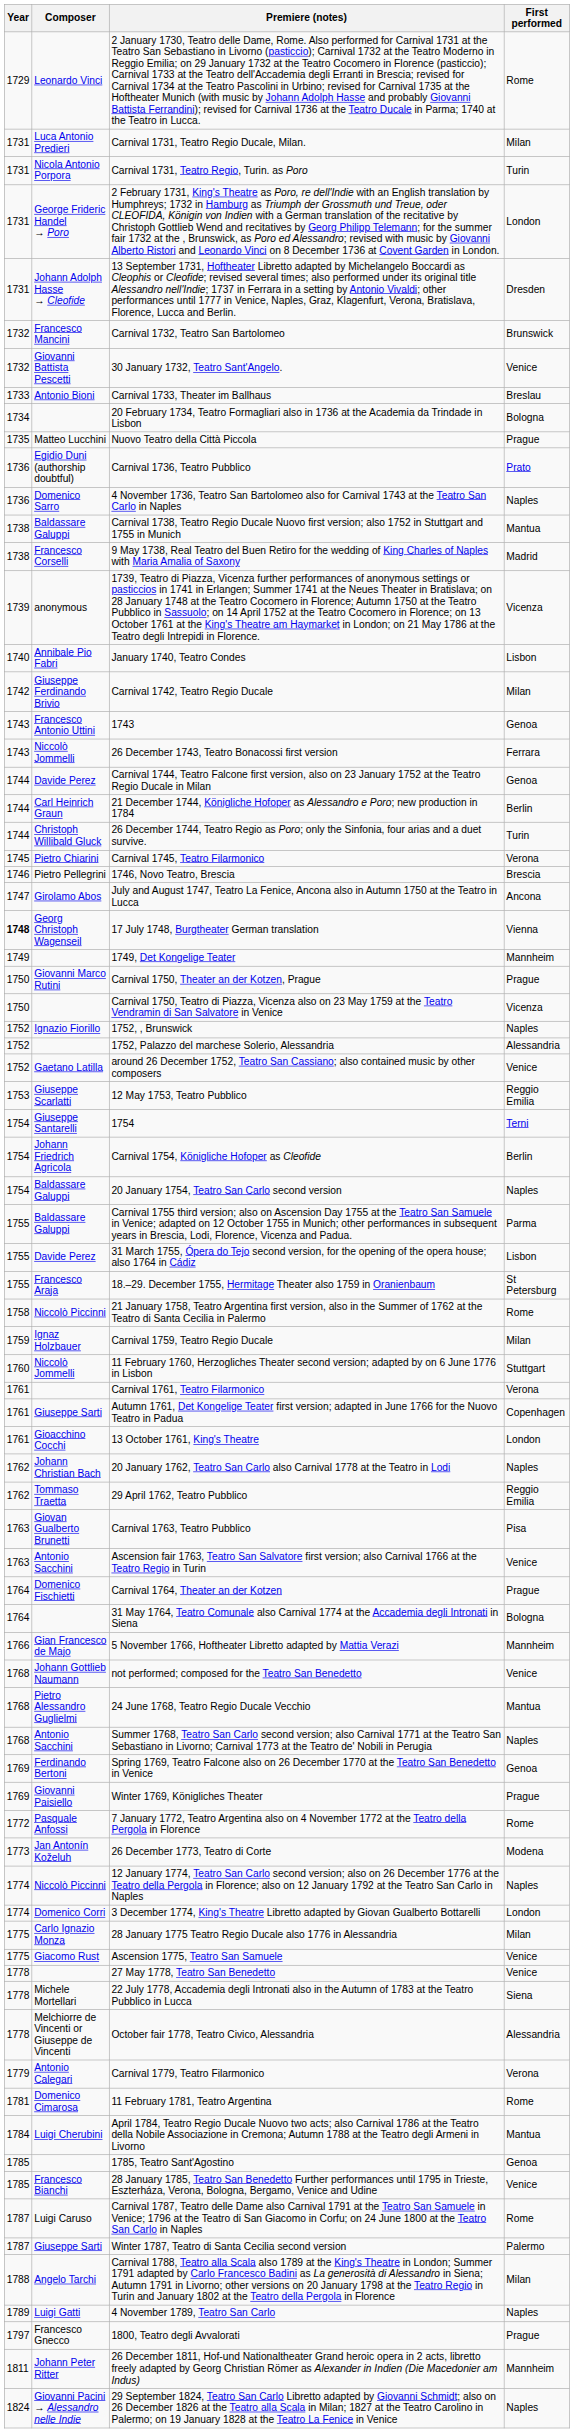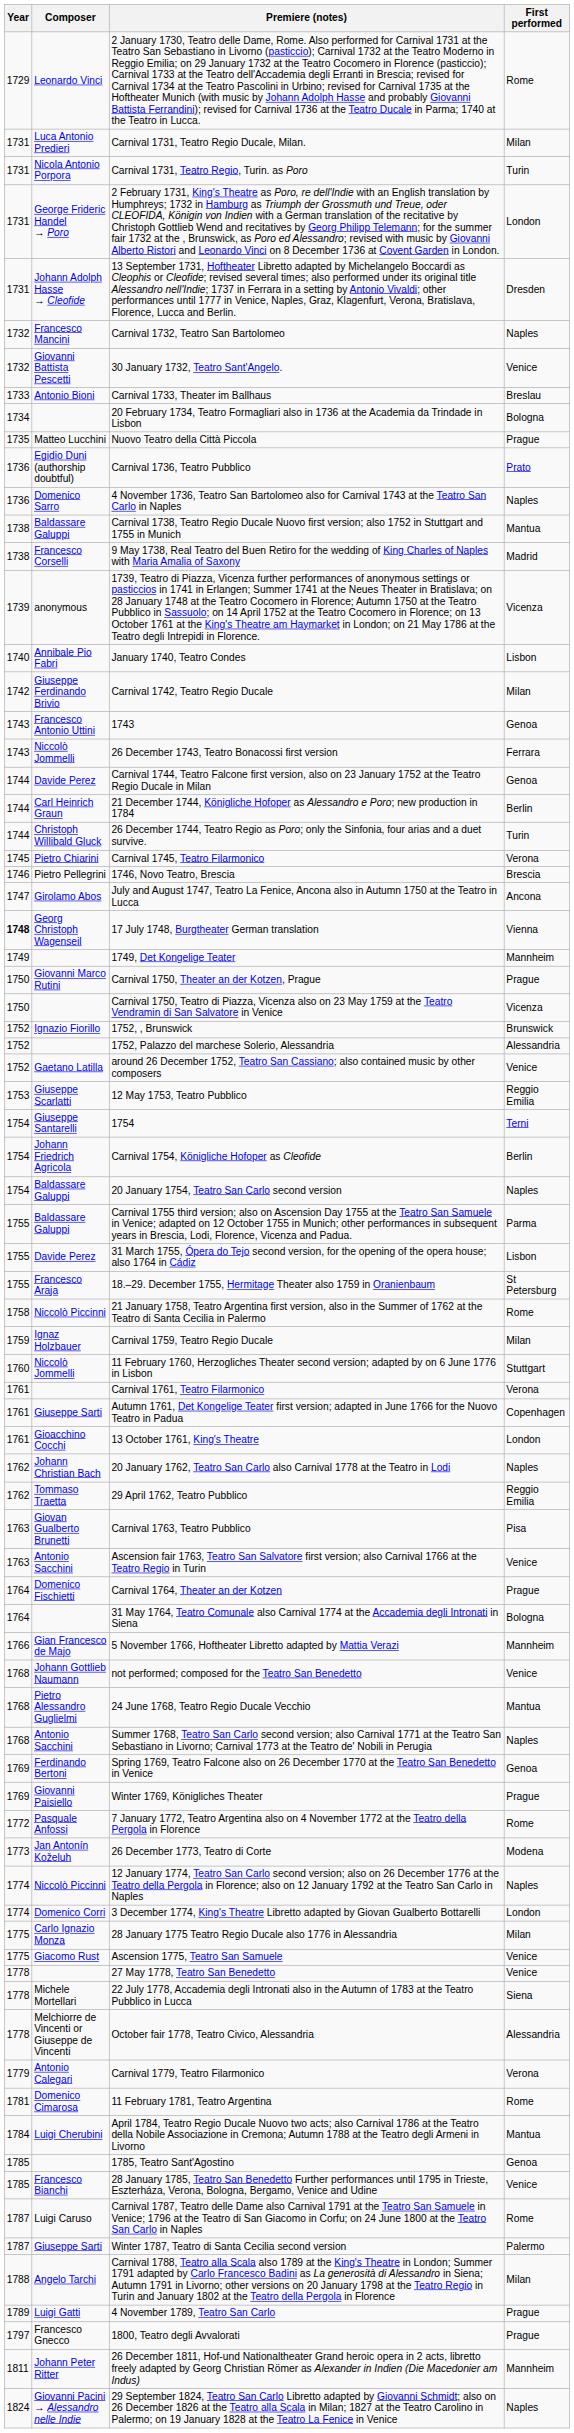(530, 334) Brunswick -> (522, 334) Naples
(522, 1029) Naples -> (530, 1029) Brunswick
(522, 2313) Naples -> (523, 2313) Prague
